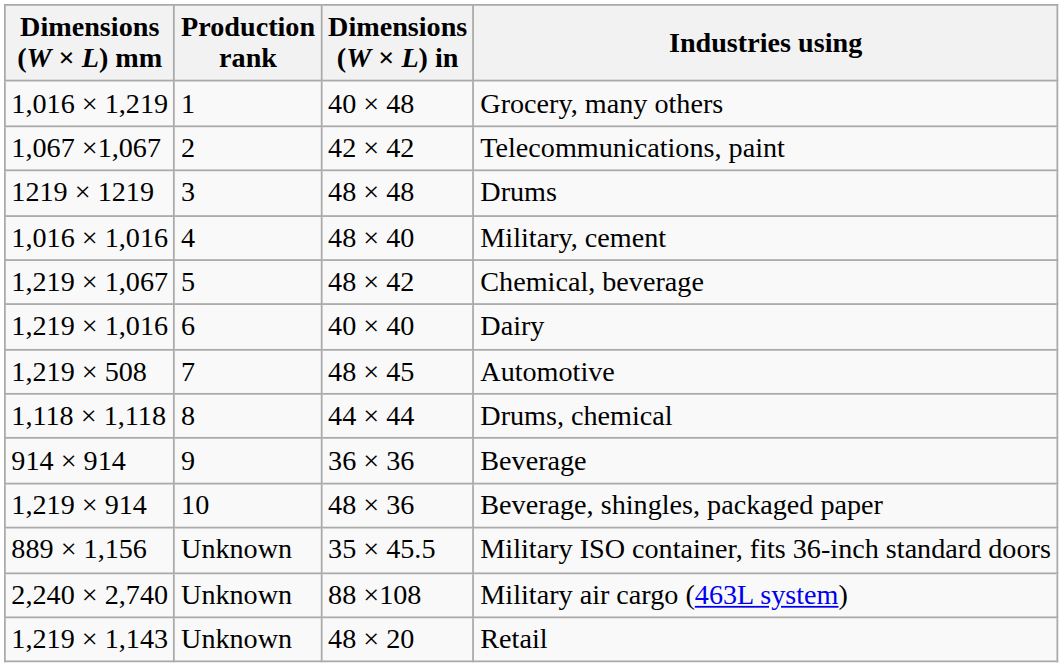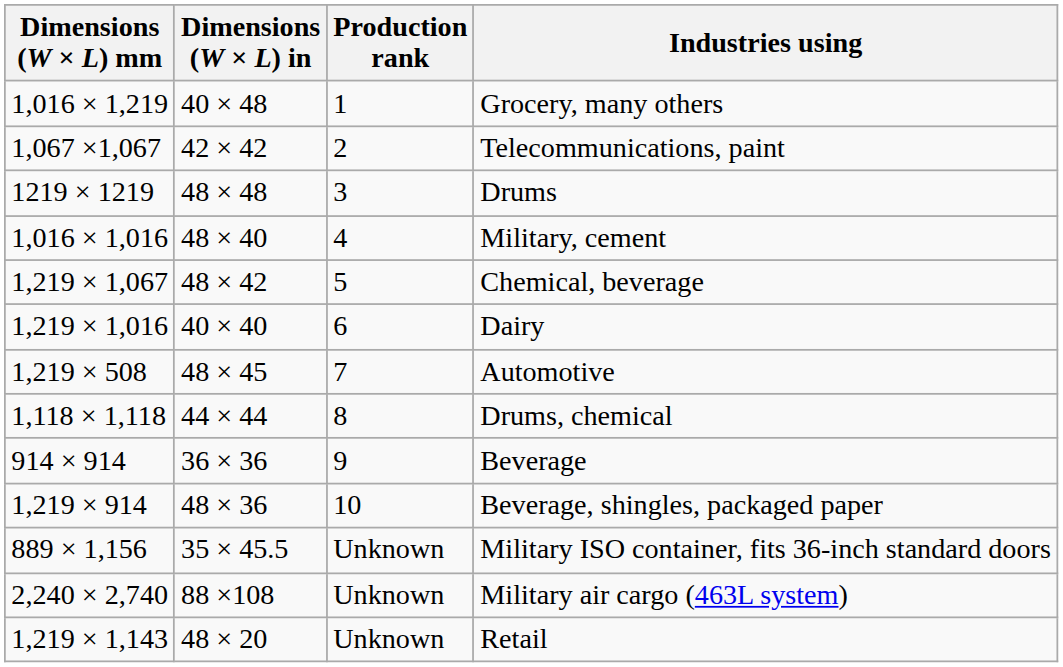columns swapped: (398, 42) <-> (248, 42)
